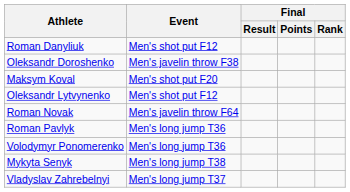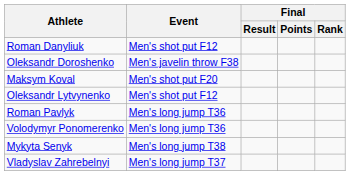- row: (40, 112)
